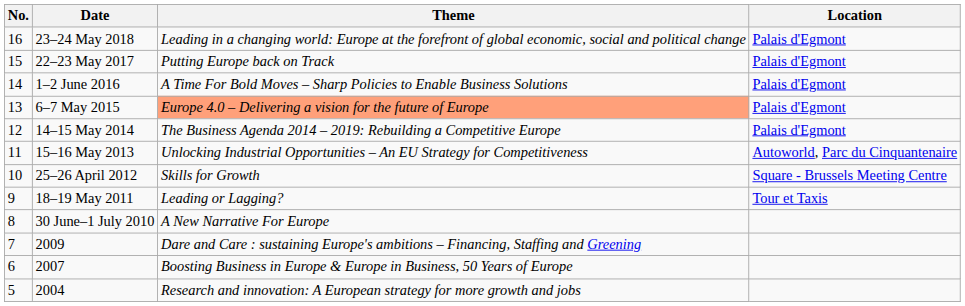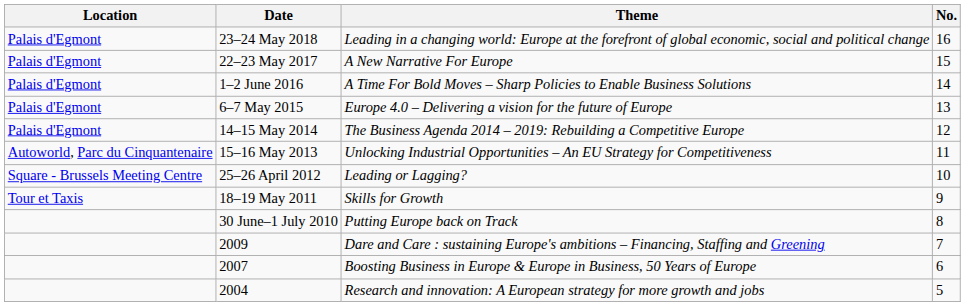columns swapped: (18, 15) <-> (855, 15)
(248, 61) Putting Europe back on Track -> (429, 61) A New Narrative For Europe
(325, 107) lightsalmon background -> (508, 107) no background
(210, 175) Skills for Growth -> (406, 175) Leading or Lagging?
(222, 198) Leading or Lagging? -> (394, 198) Skills for Growth
(245, 221) A New Narrative For Europe -> (431, 221) Putting Europe back on Track
